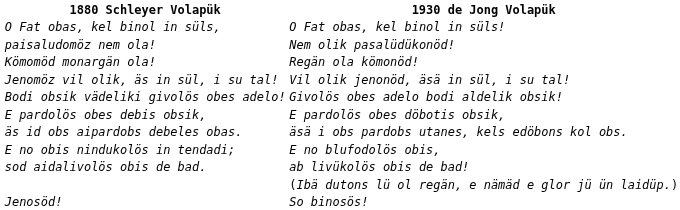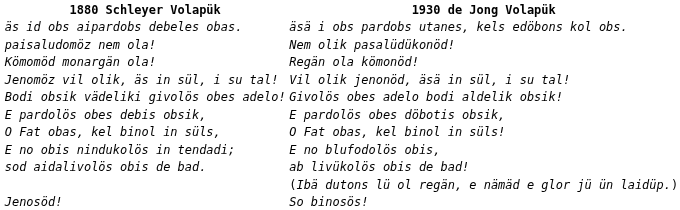rows swapped: (113, 27) <-> (124, 132)
